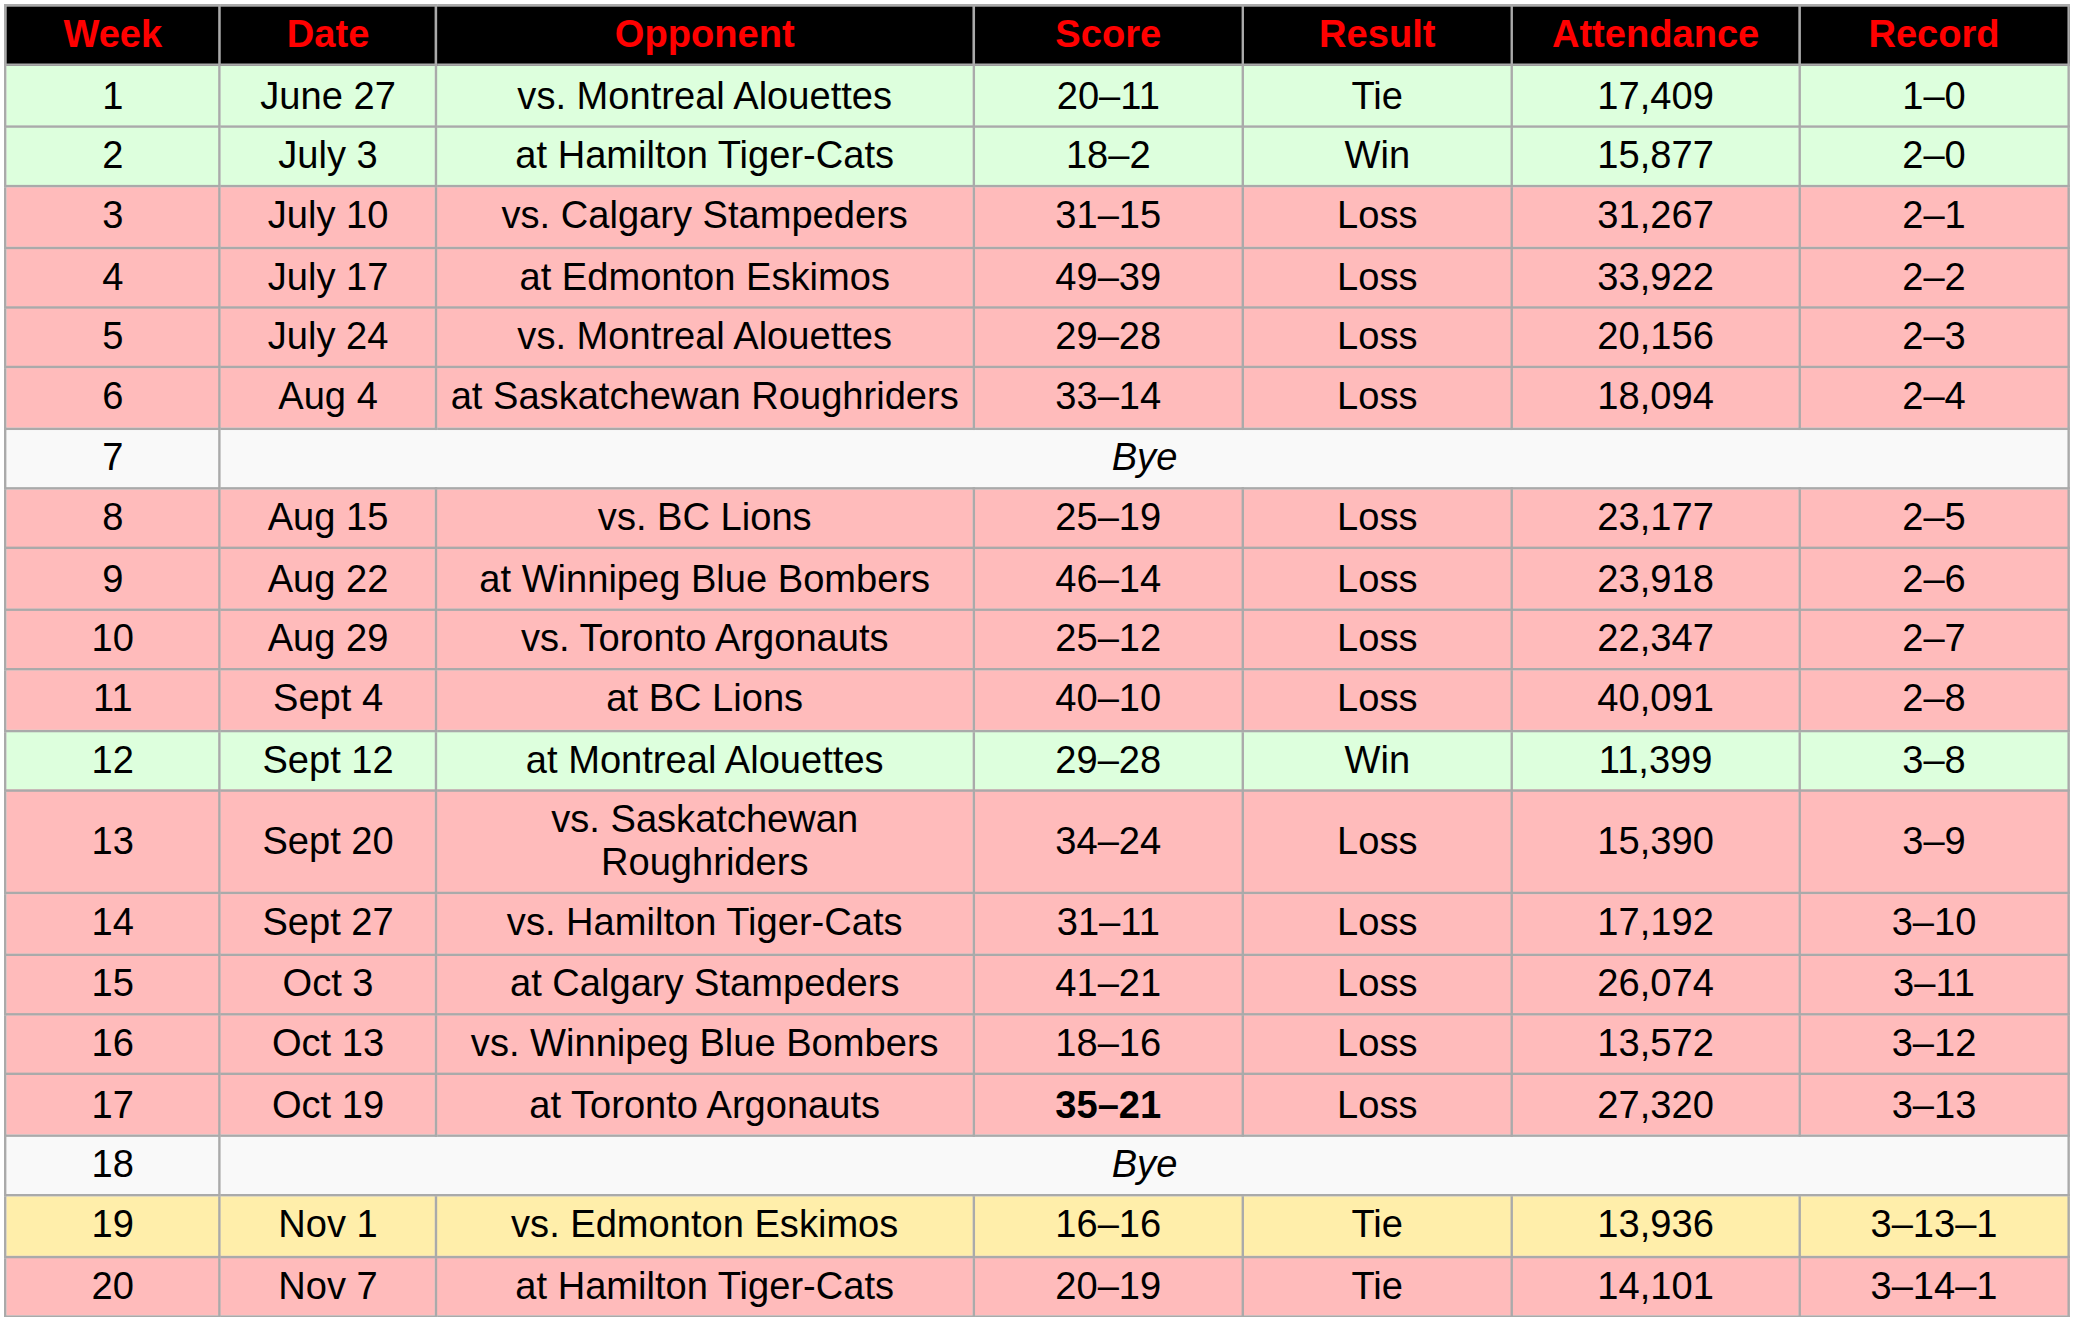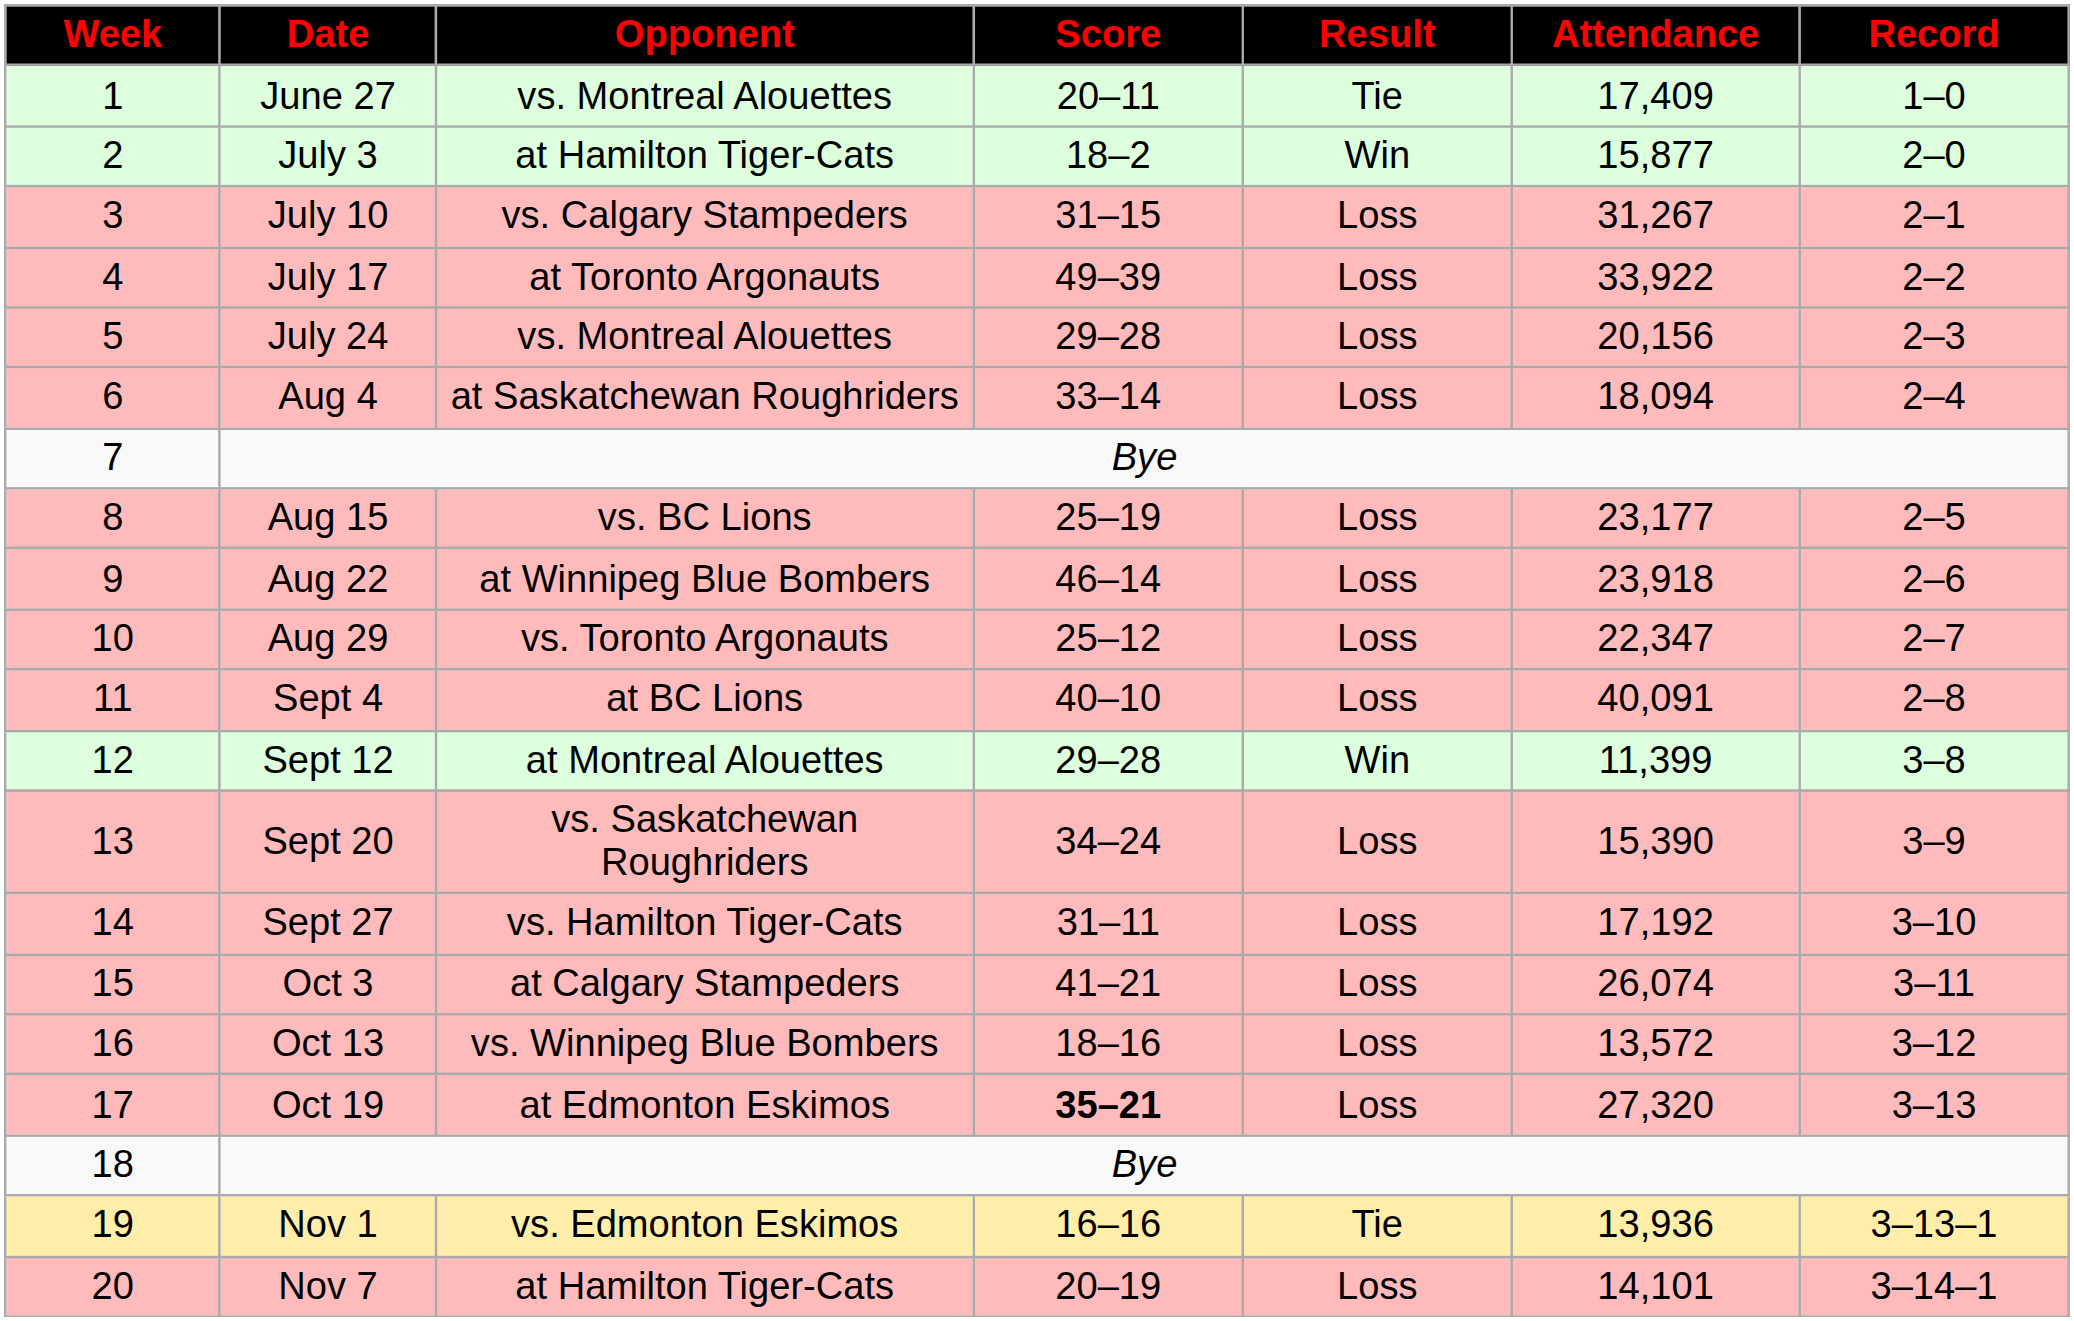(705, 276) at Edmonton Eskimos -> (705, 276) at Toronto Argonauts
(705, 1104) at Toronto Argonauts -> (705, 1104) at Edmonton Eskimos
(1377, 1285) Tie -> (1377, 1285) Loss
